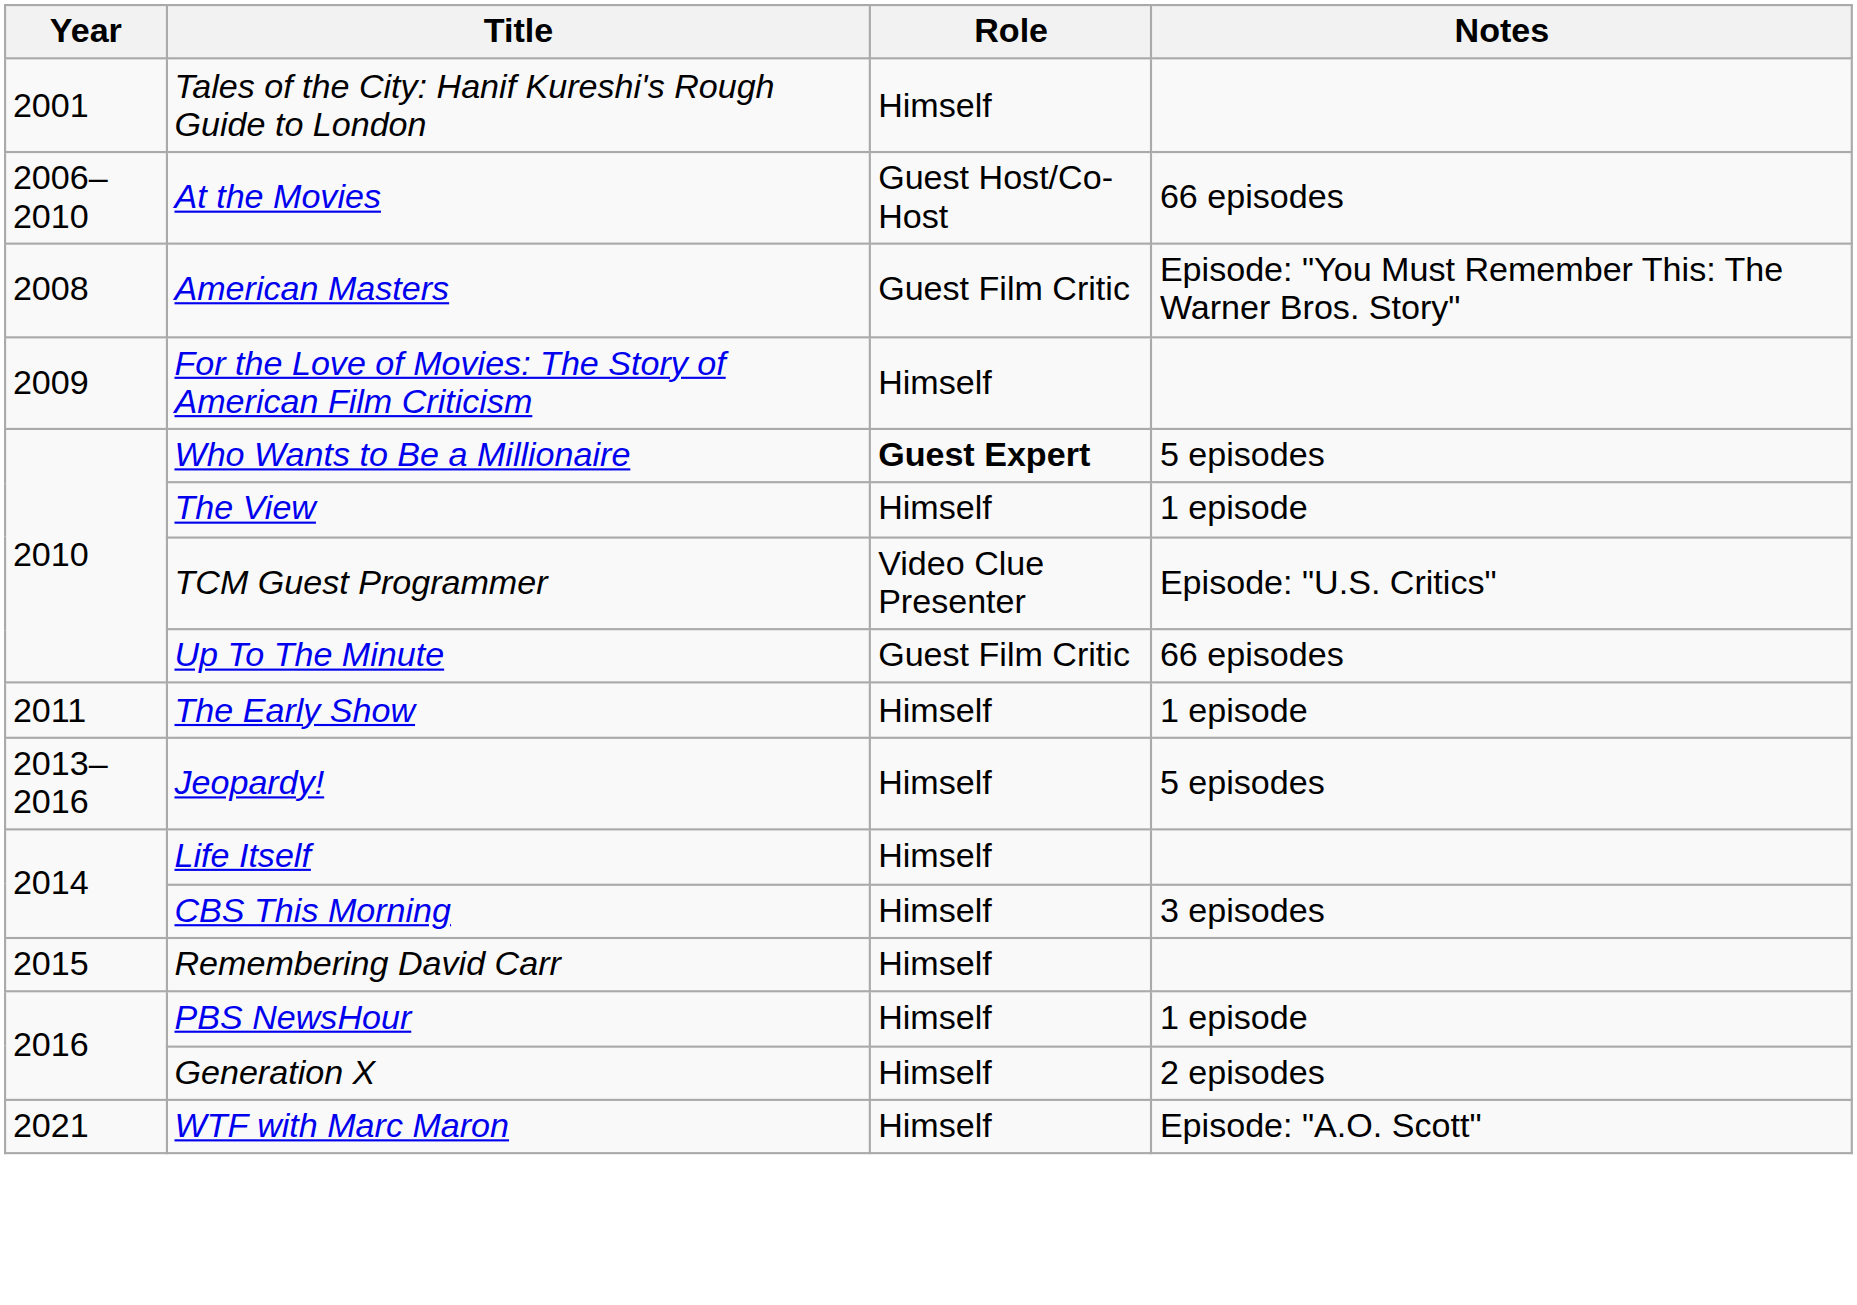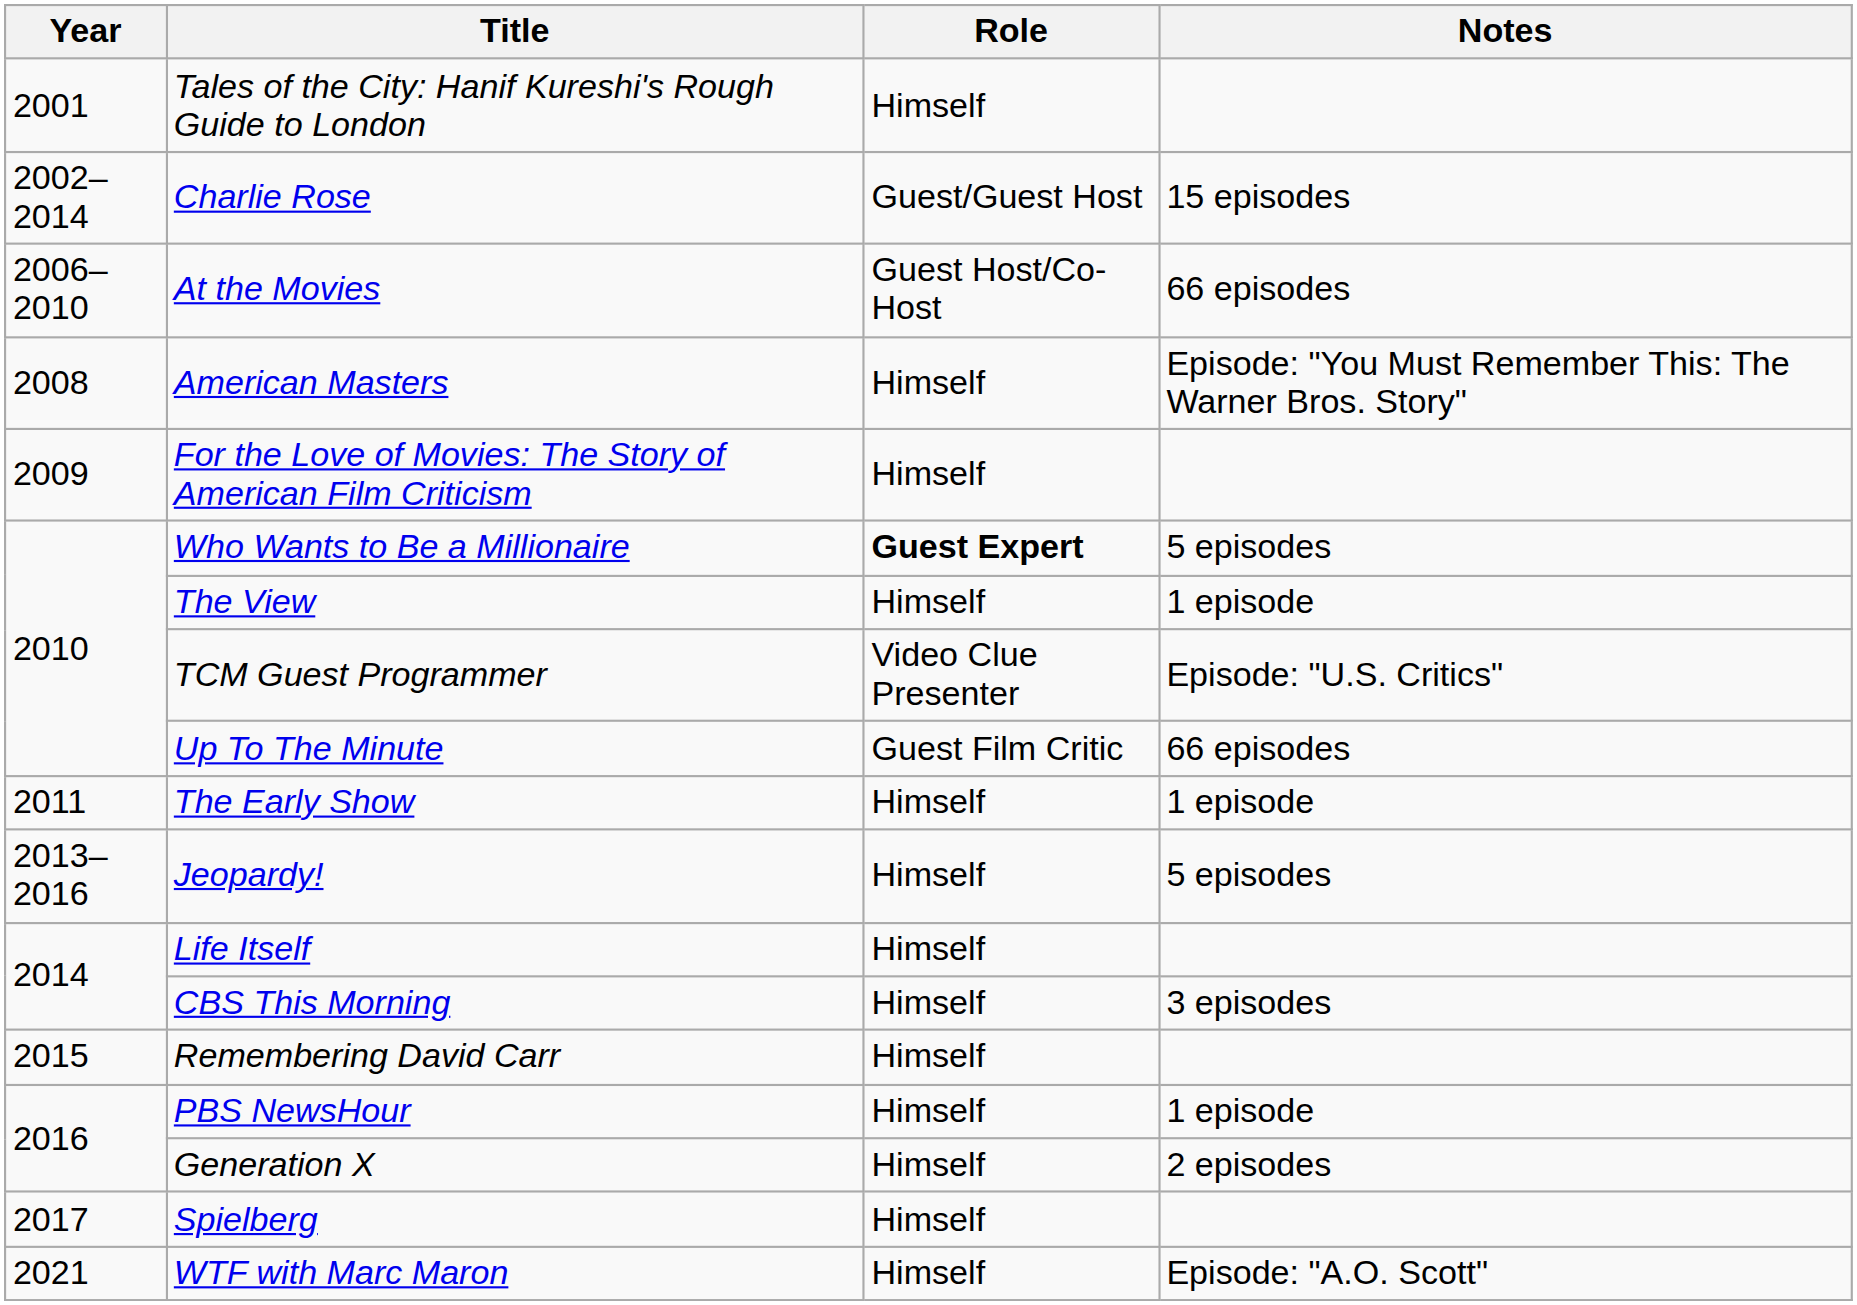+ row: (272, 197)
(1004, 289) Guest Film Critic -> (928, 381) Himself
+ row: (246, 1218)
